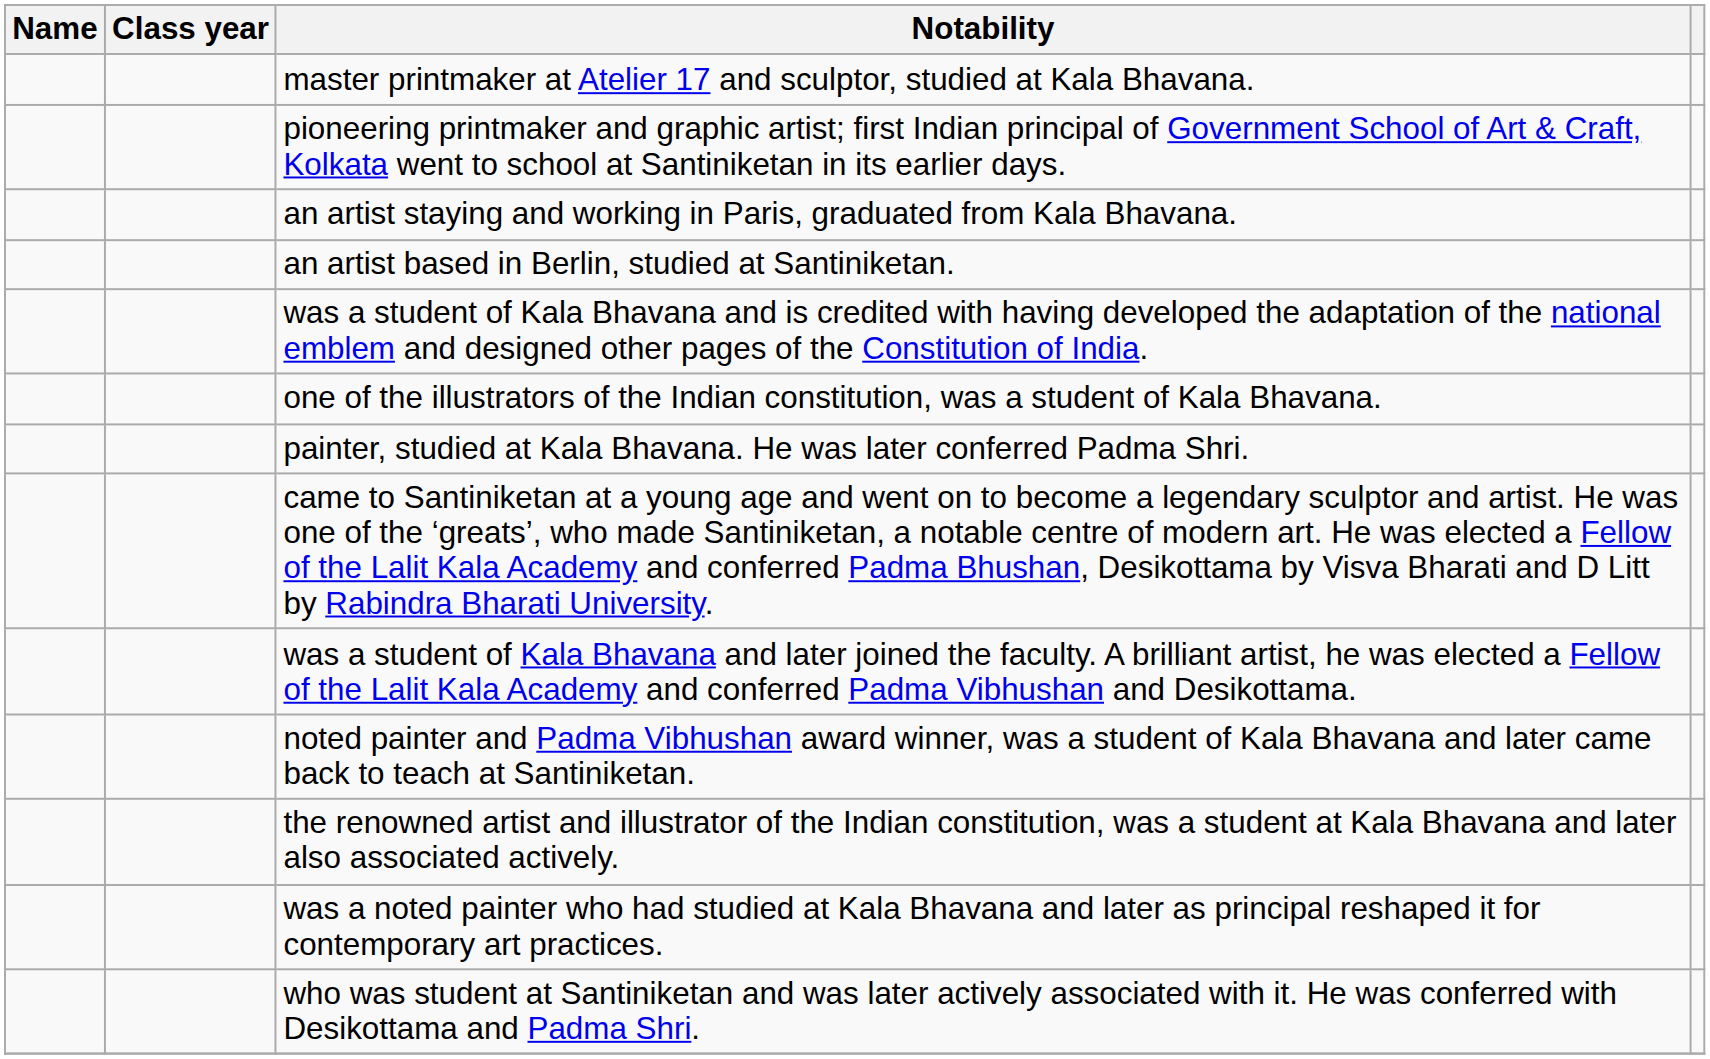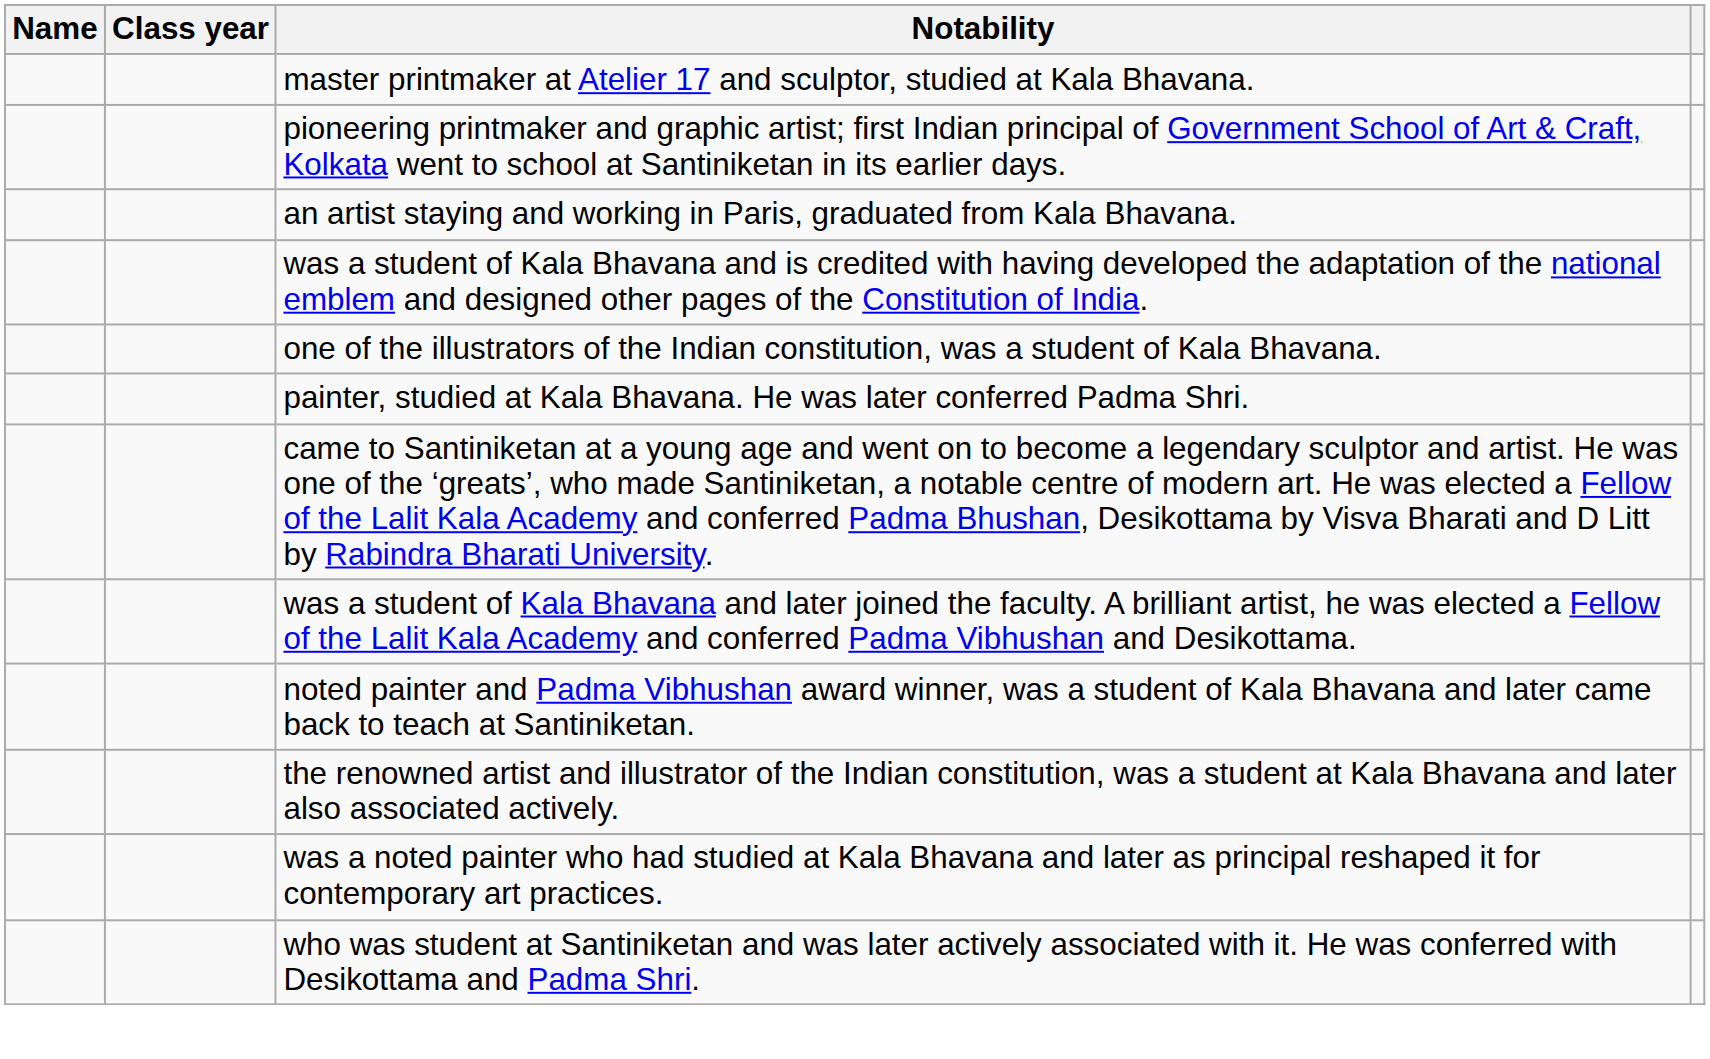- row: (619, 263)
